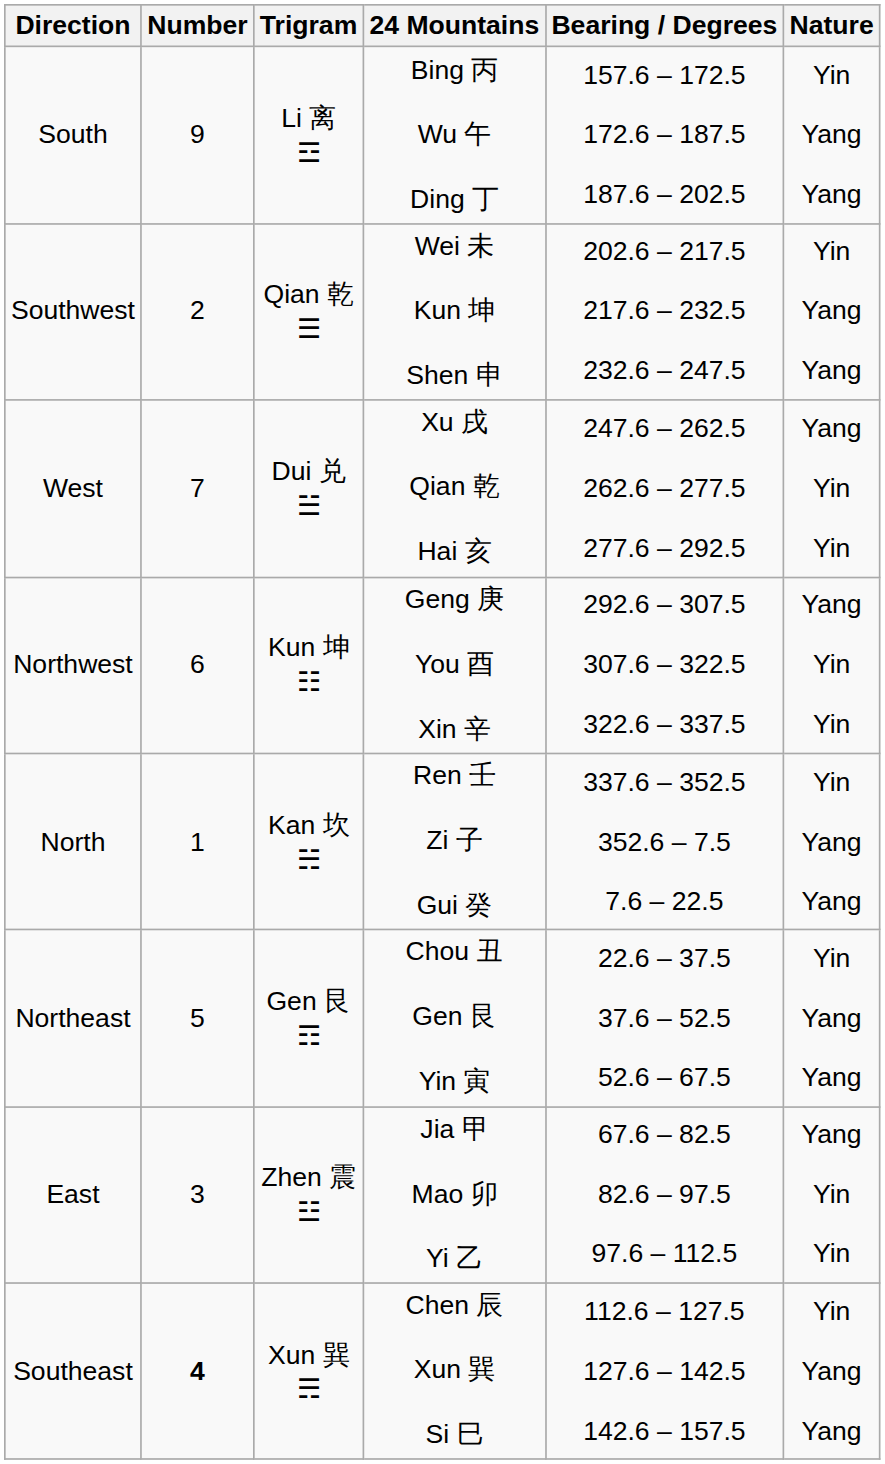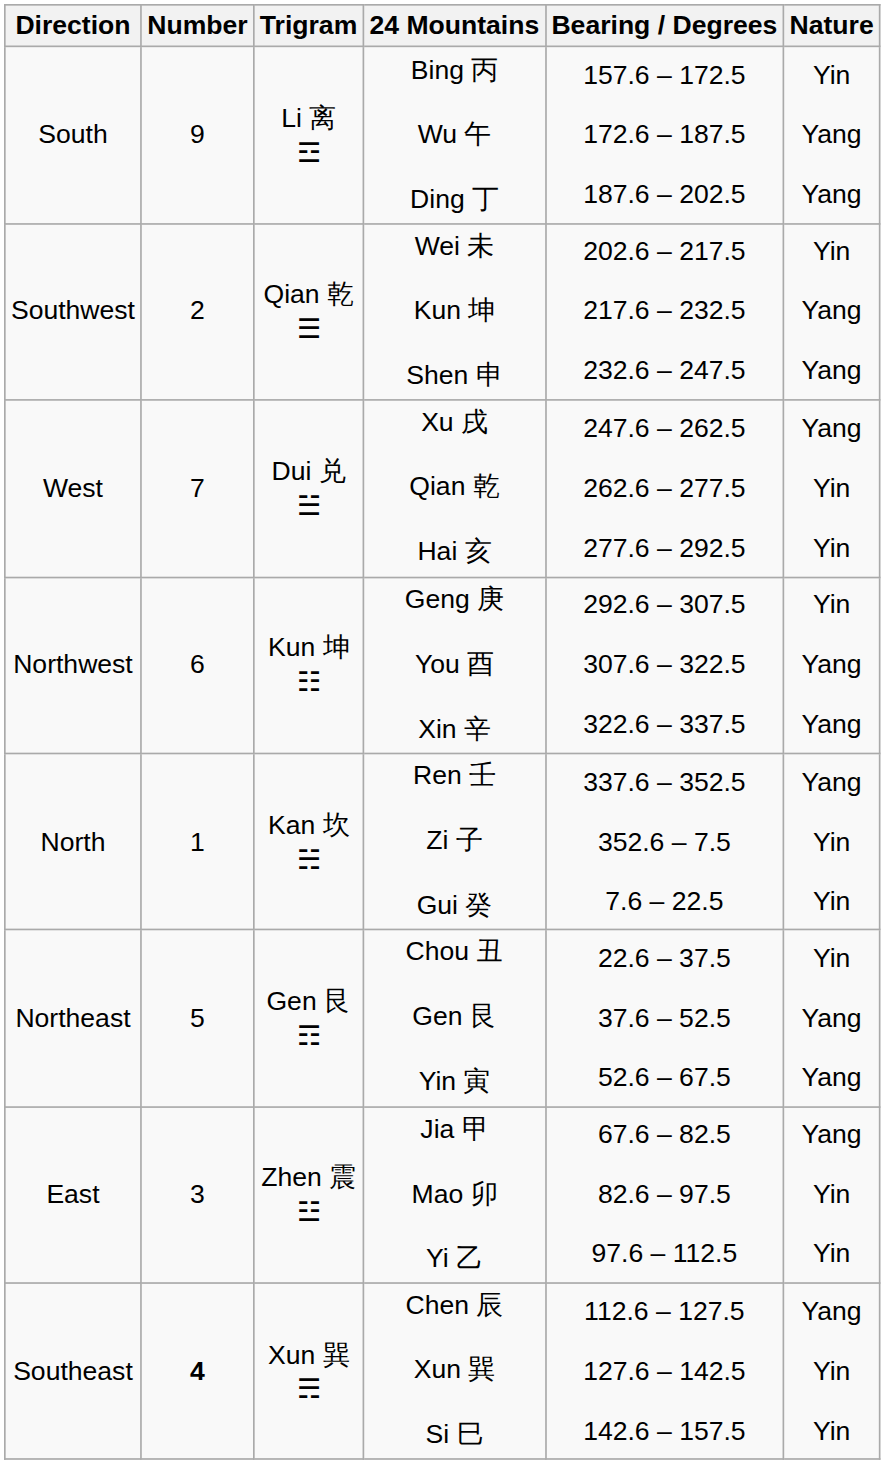(832, 664) Yang Yin Yin -> (832, 664) Yin Yang Yang
(832, 841) Yin Yang Yang -> (832, 841) Yang Yin Yin
(832, 1370) Yin Yang Yang -> (832, 1370) Yang Yin Yin
